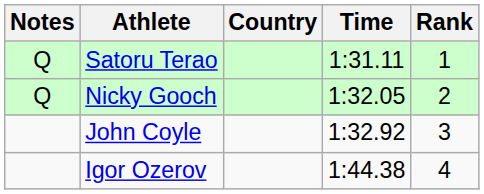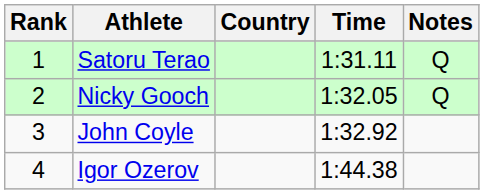columns swapped: (444, 22) <-> (42, 22)
